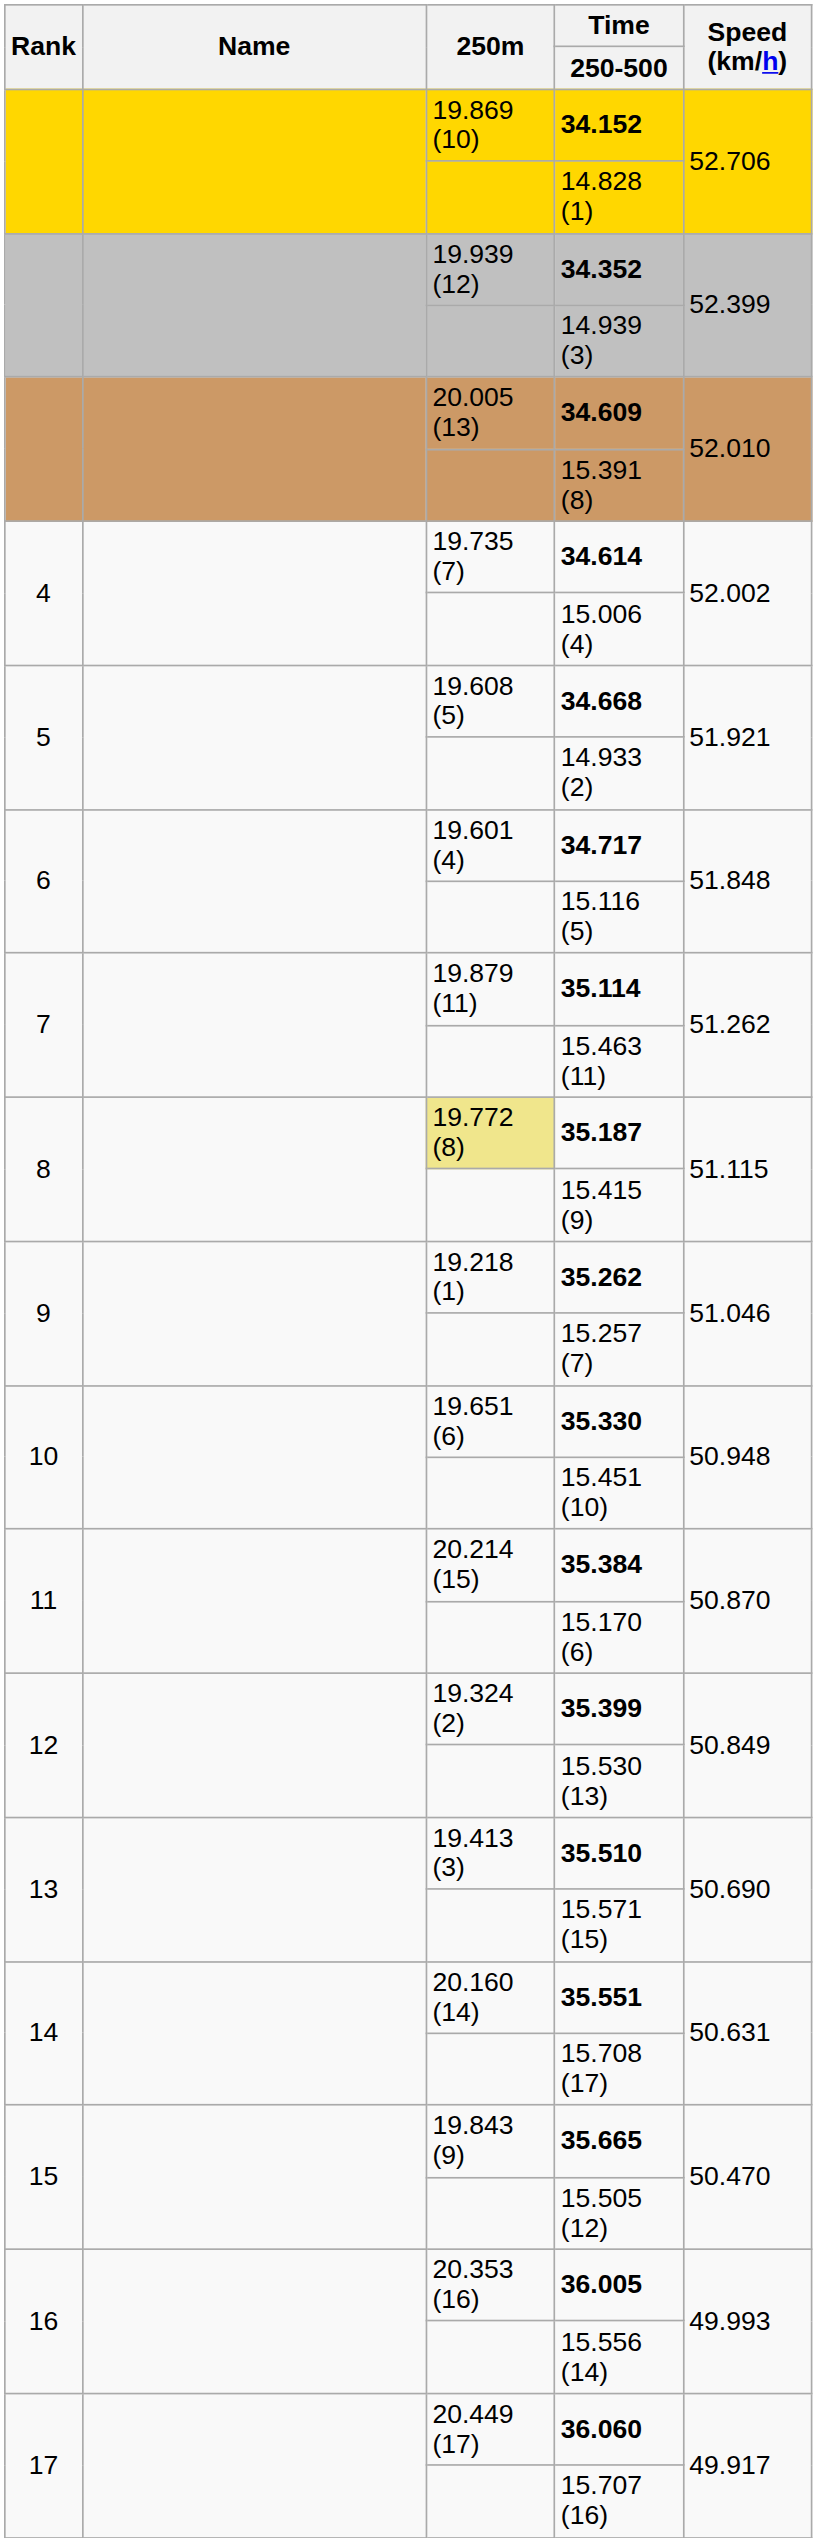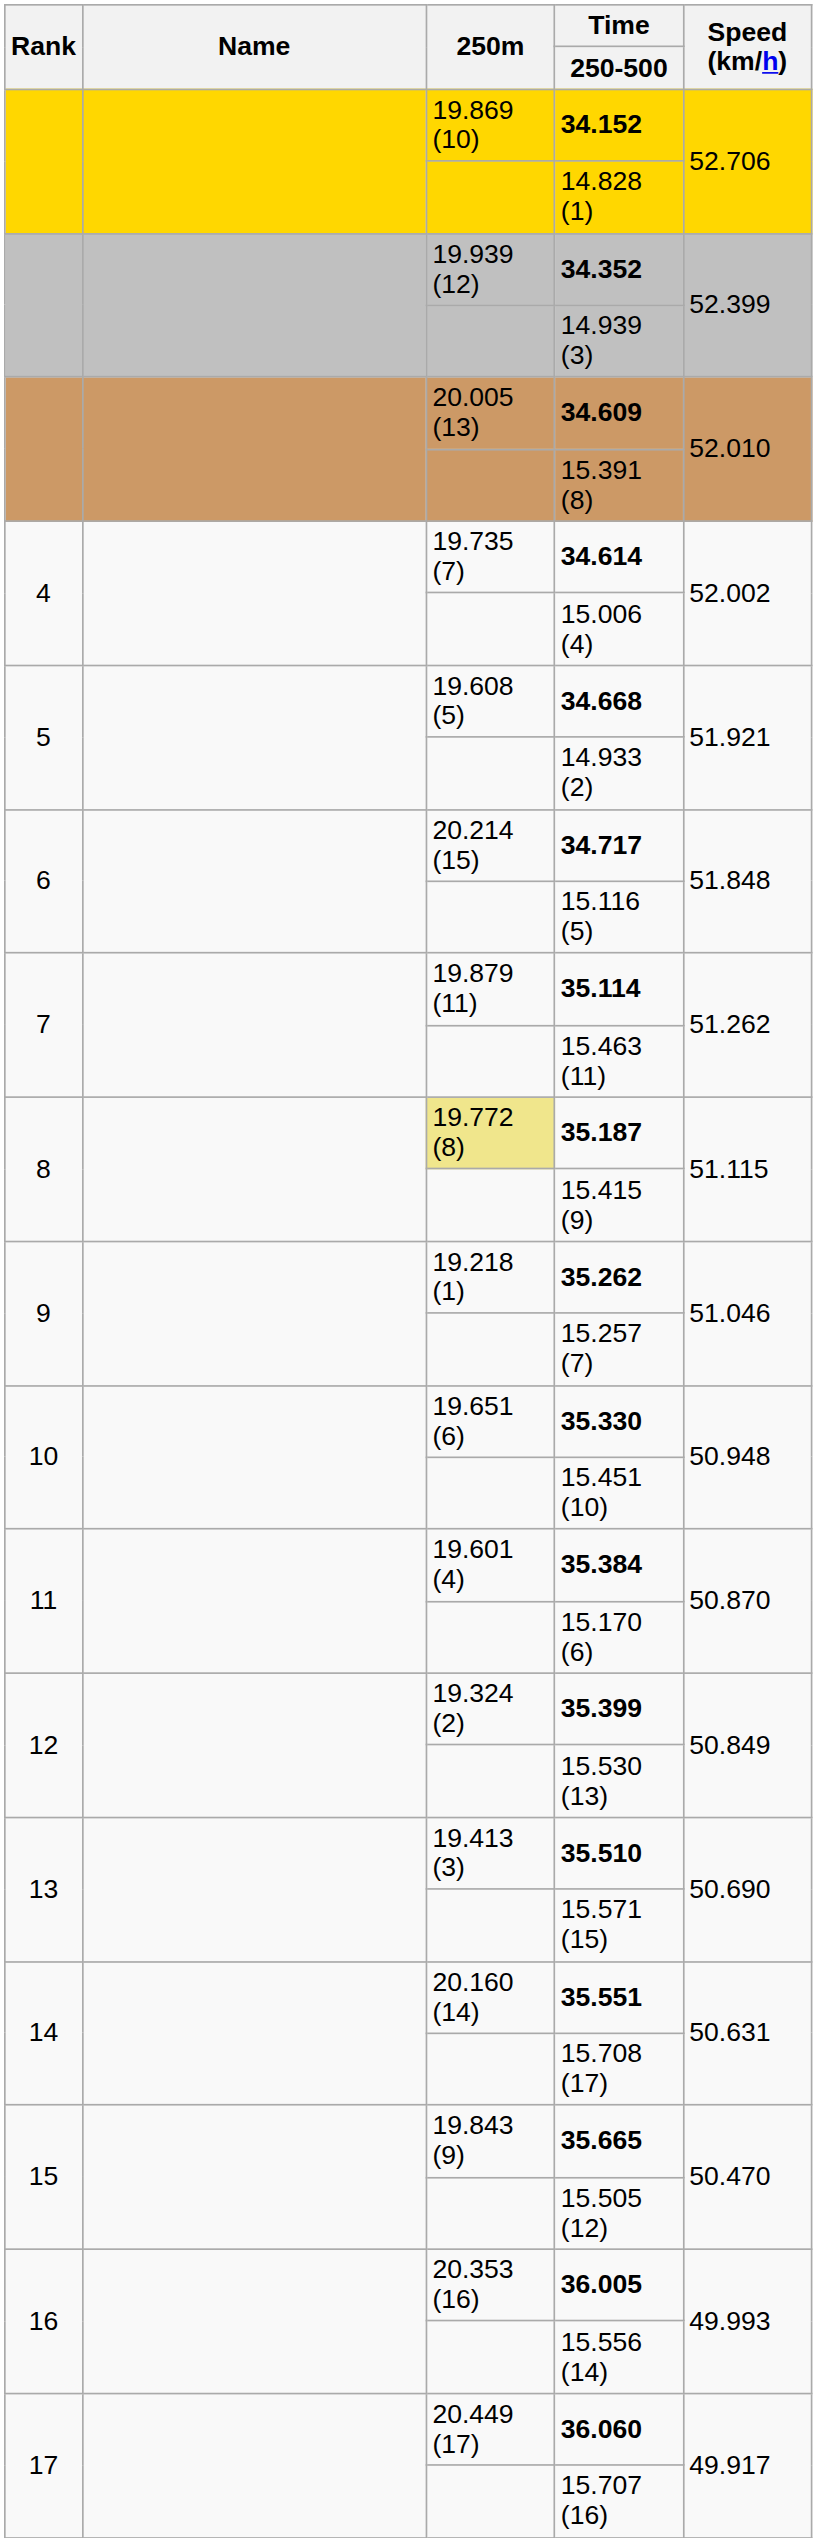(473, 844) 19.601 (4) -> (473, 844) 20.214 (15)
(473, 1564) 20.214 (15) -> (473, 1564) 19.601 (4)
